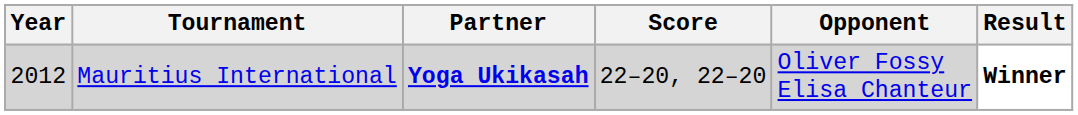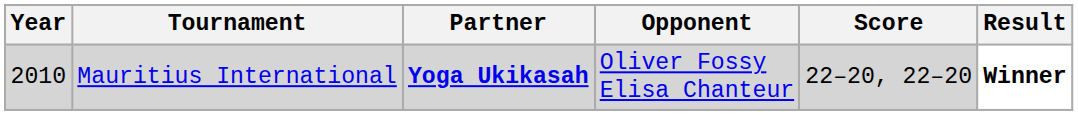columns swapped: (875, 24) <-> (683, 24)
(38, 77) 2012 -> (38, 77) 2010
